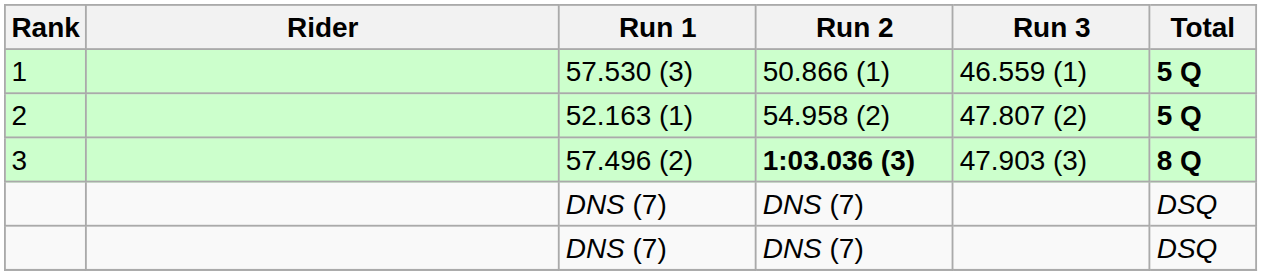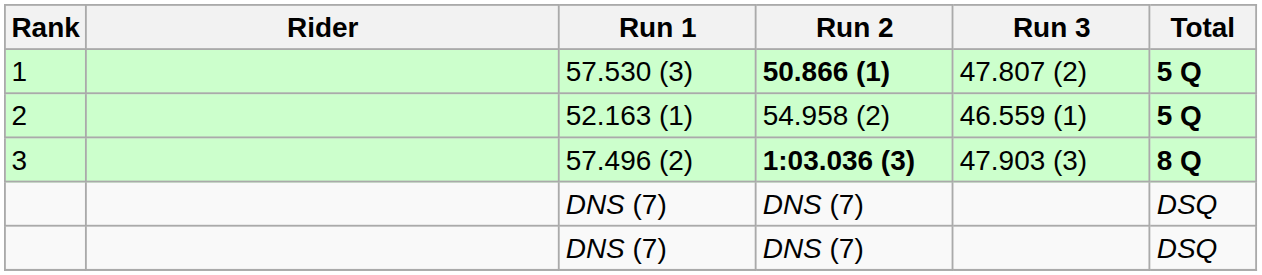(826, 72) normal -> (826, 72) bold
(1023, 72) 46.559 (1) -> (1023, 72) 47.807 (2)
(1023, 116) 47.807 (2) -> (1023, 116) 46.559 (1)
